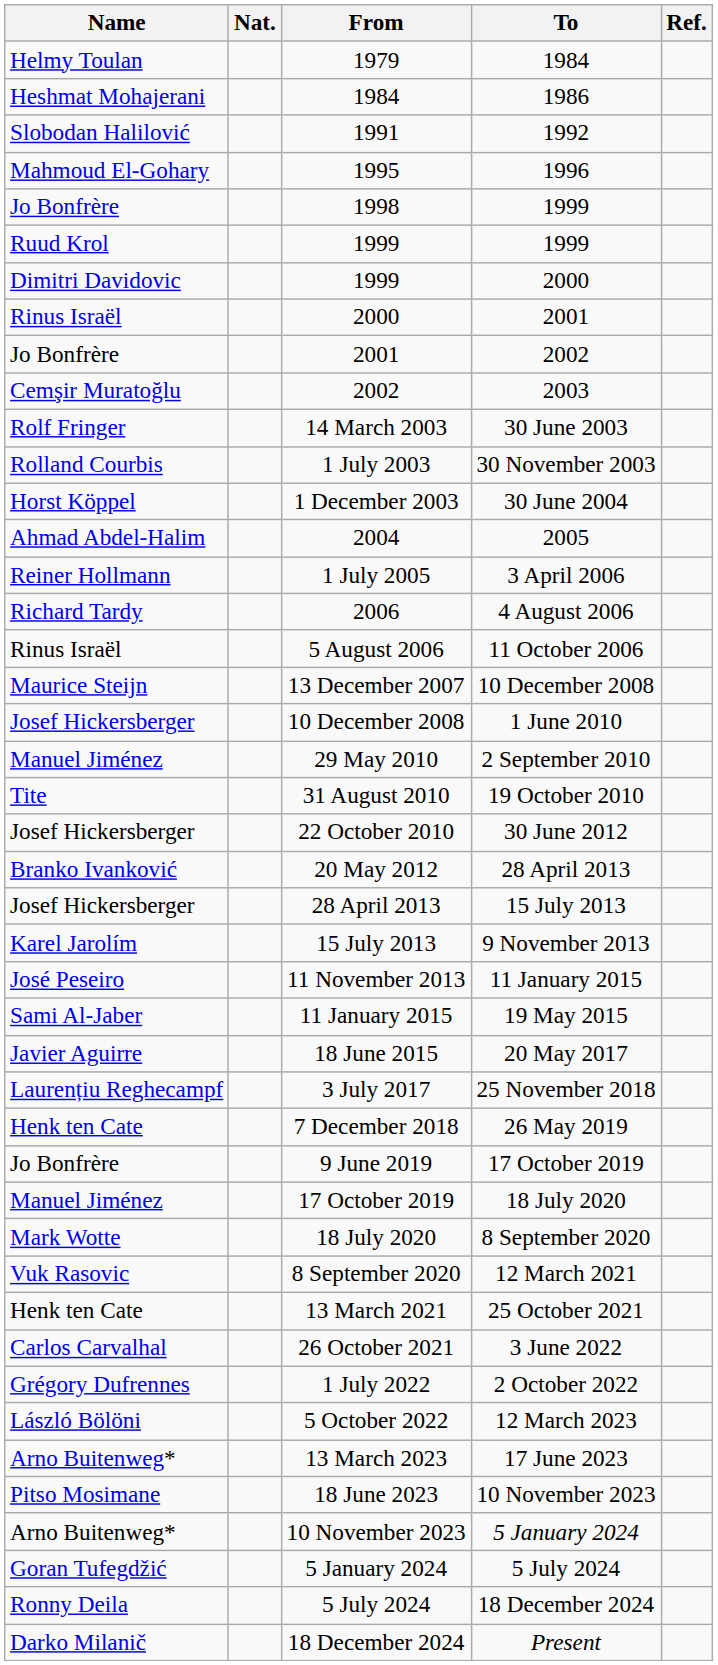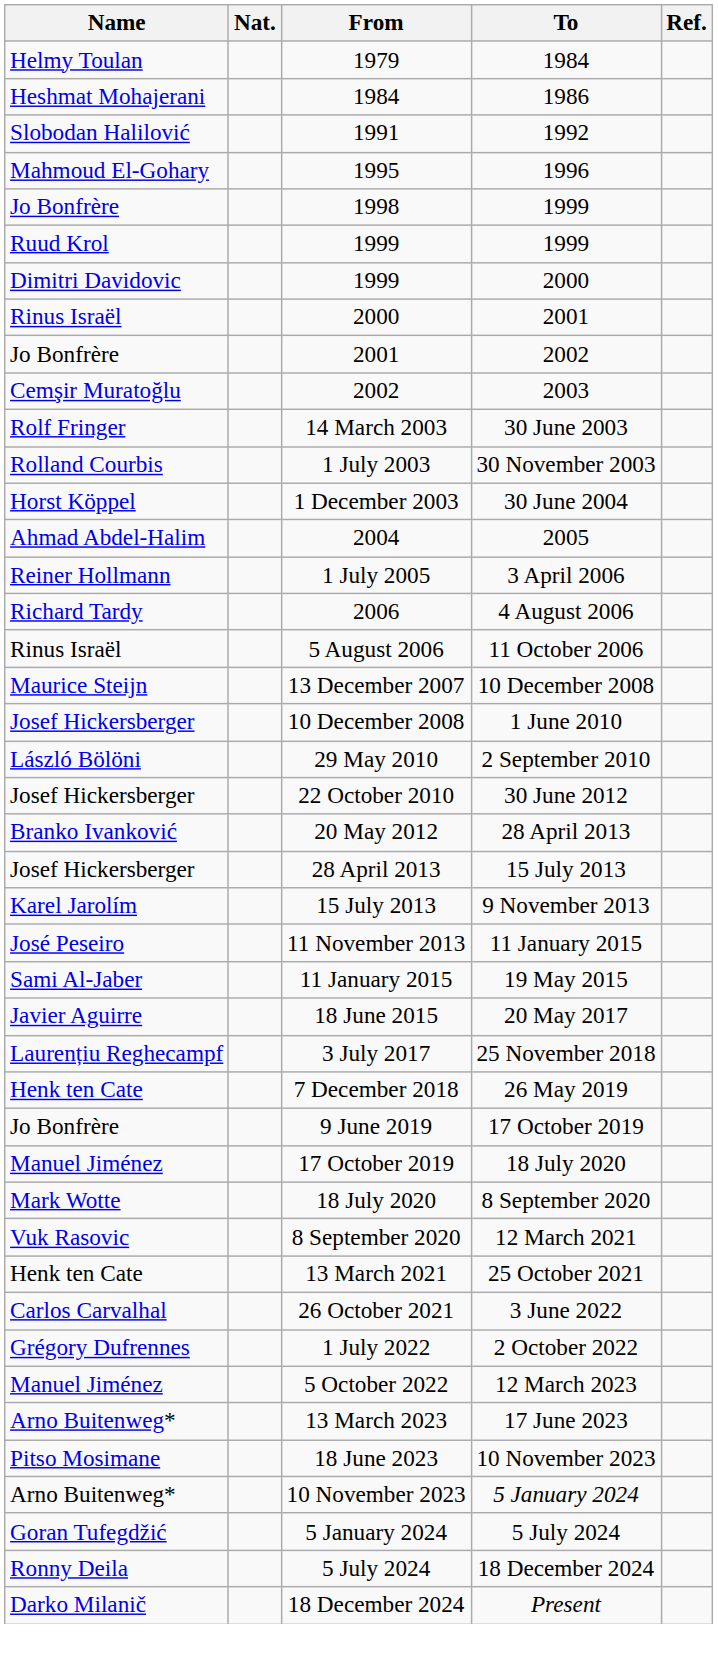(86, 758) Manuel Jiménez -> (75, 758) László Bölöni
- row: (376, 795)
(75, 1421) László Bölöni -> (86, 1384) Manuel Jiménez
